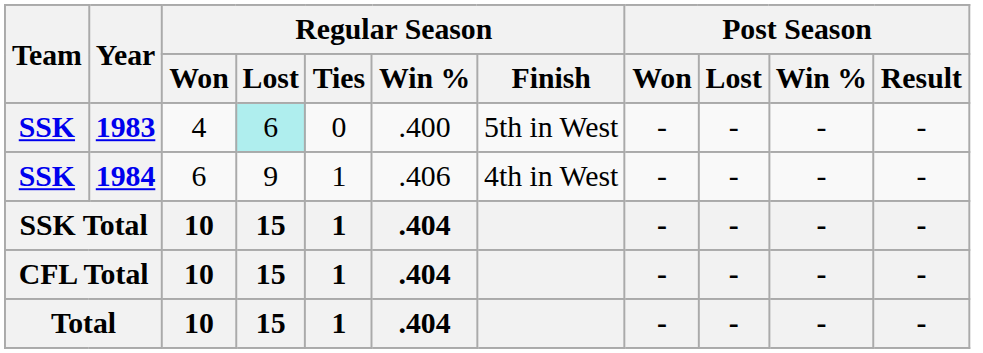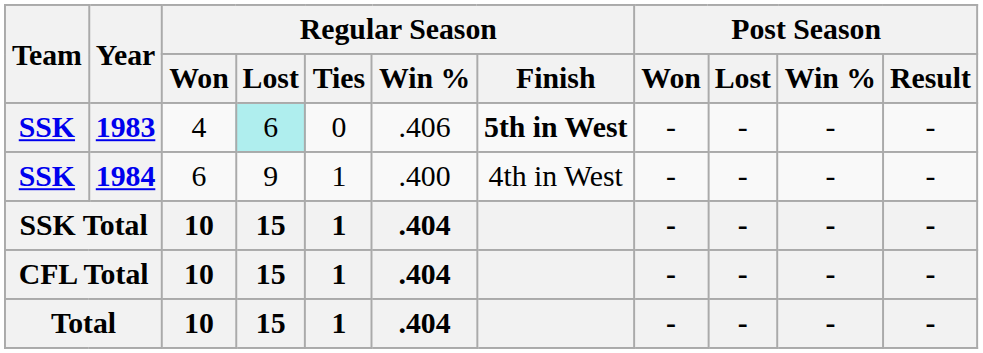(425, 127) .400 -> (425, 127) .406
(551, 127) normal -> (556, 127) bold
(425, 176) .406 -> (425, 176) .400
